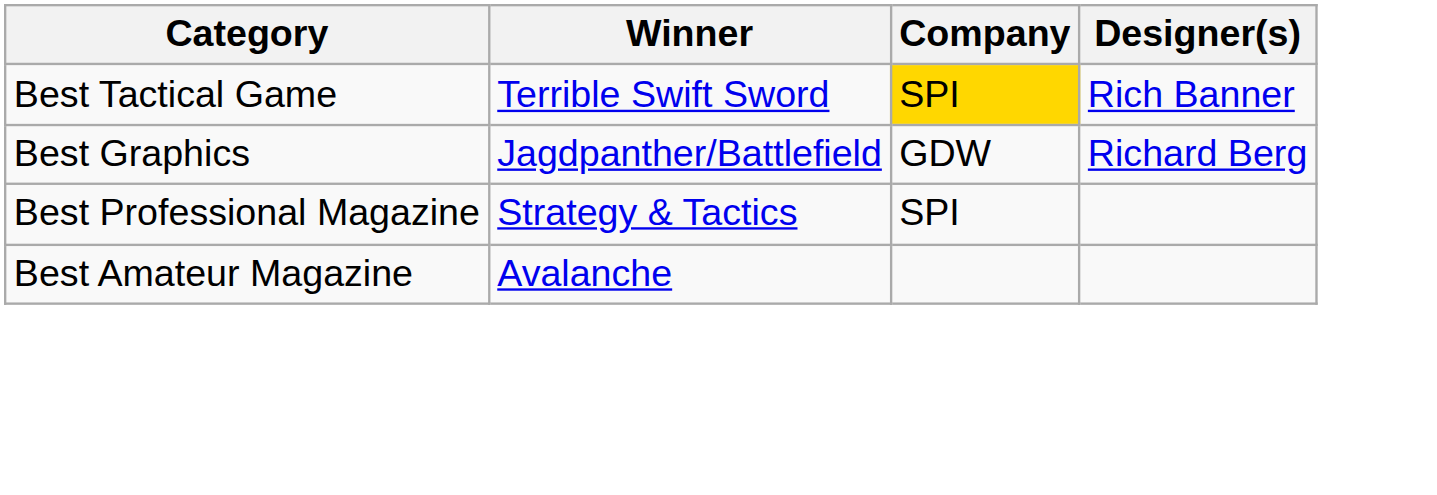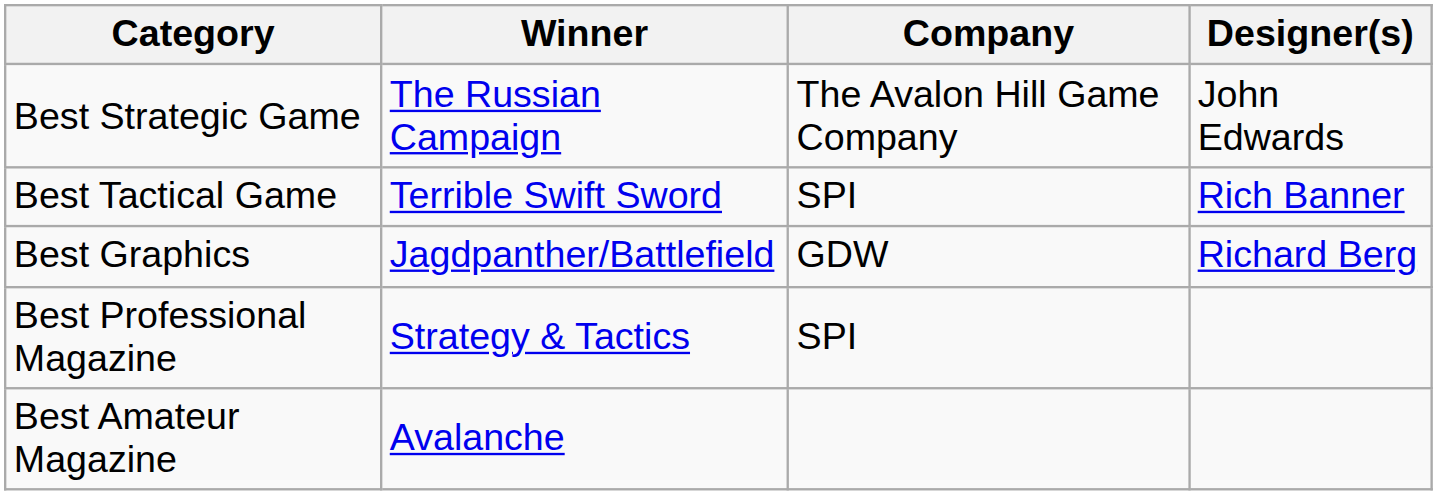+ row: (187, 115)
(930, 93) gold background -> (827, 195) no background
